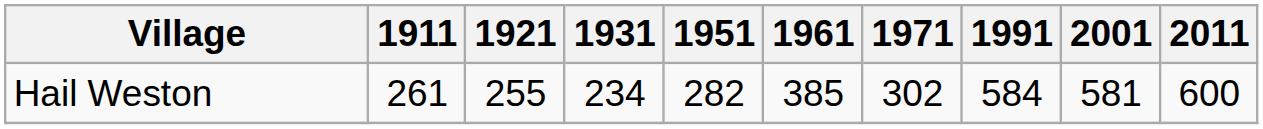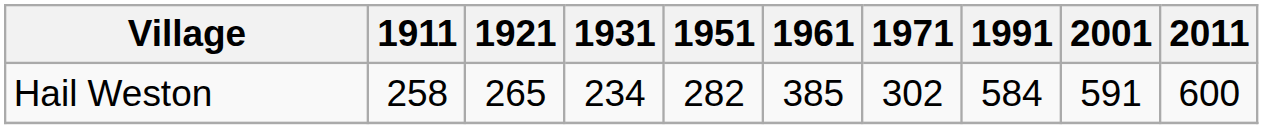(417, 92) 261 -> (417, 92) 258
(516, 92) 255 -> (516, 92) 265
(1111, 92) 581 -> (1111, 92) 591
